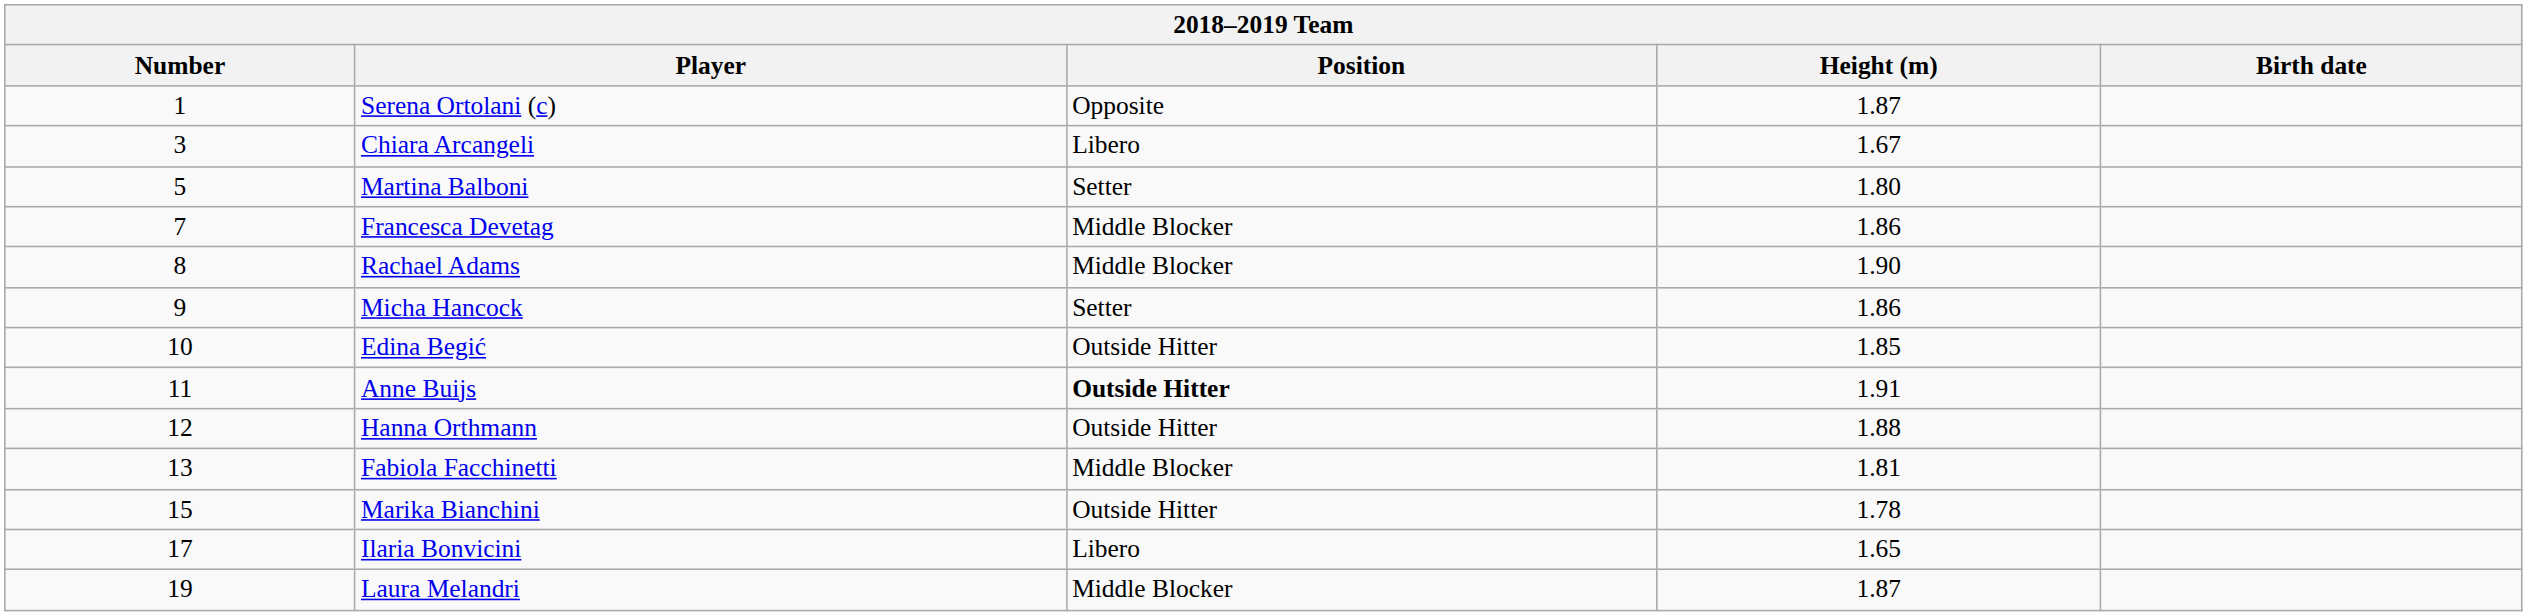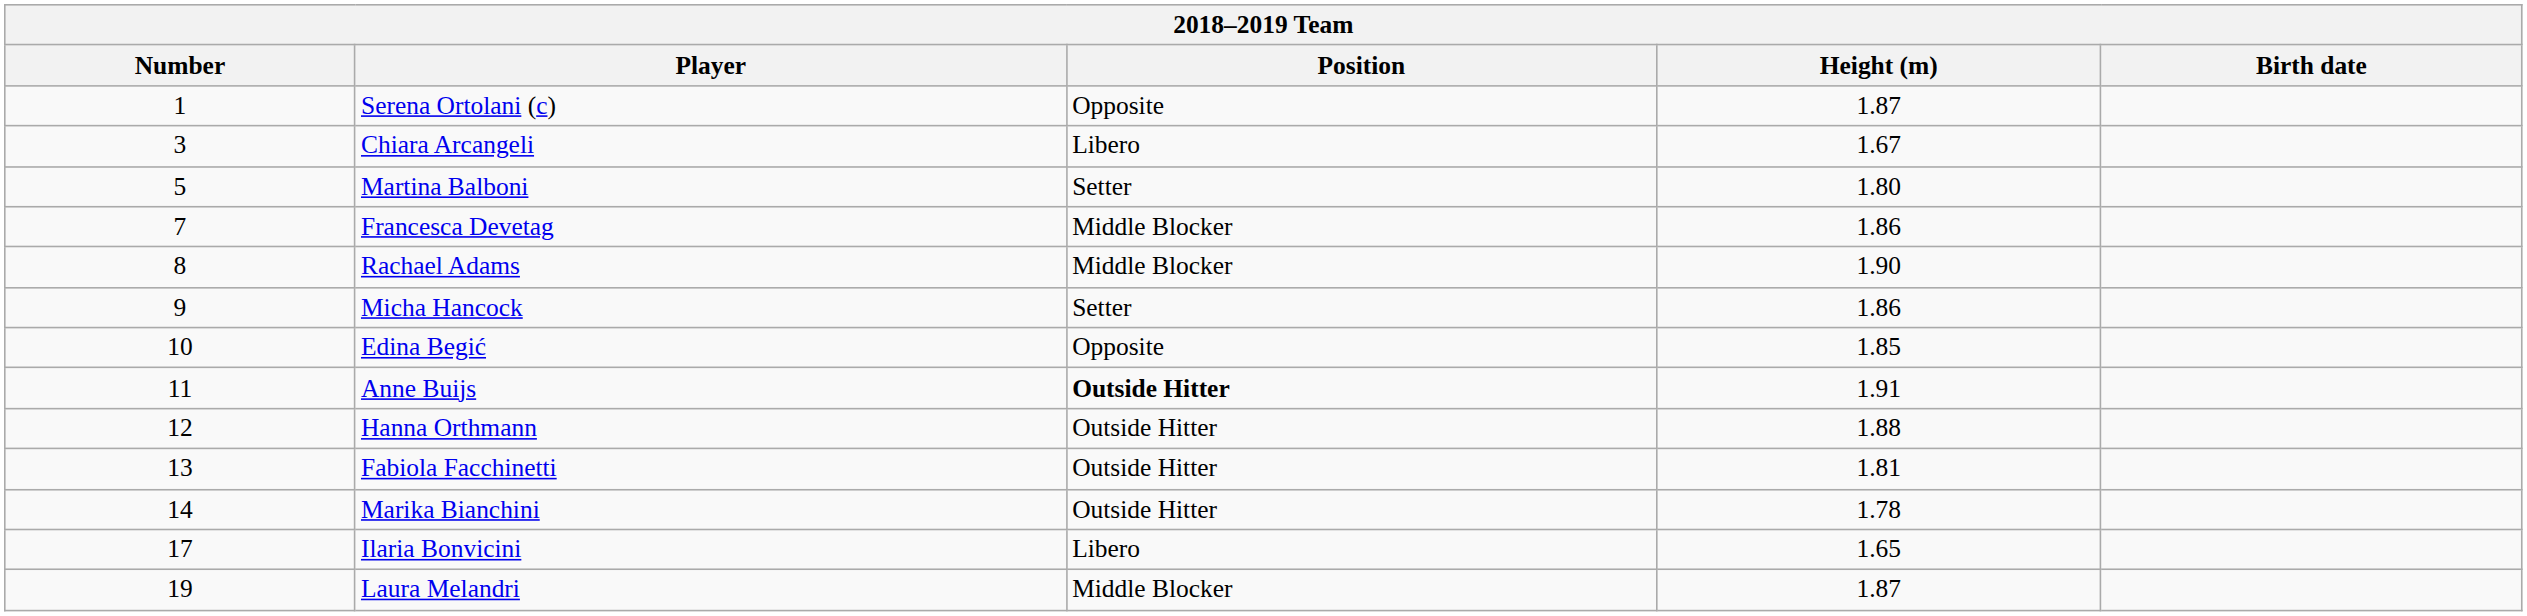(1145, 347) Outside Hitter -> (1118, 347) Opposite
(1152, 468) Middle Blocker -> (1145, 468) Outside Hitter
(180, 508) 15 -> (180, 508) 14
